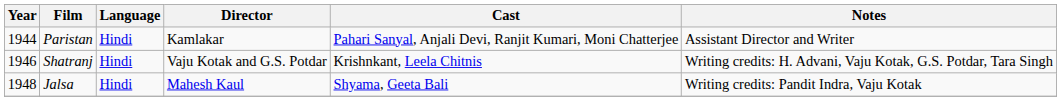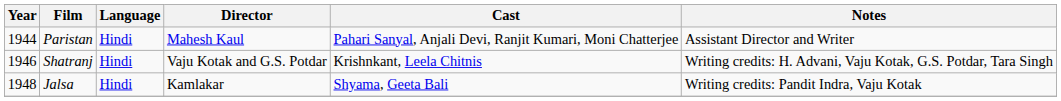(195, 38) Kamlakar -> (206, 38) Mahesh Kaul
(206, 84) Mahesh Kaul -> (195, 84) Kamlakar
